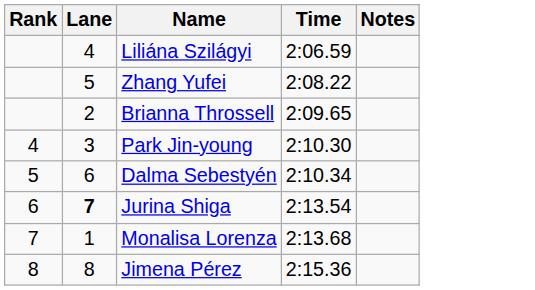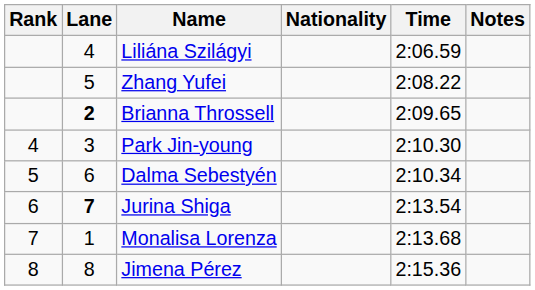+ column: (336, 20)
(89, 113) normal -> (89, 113) bold
